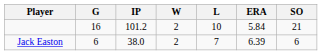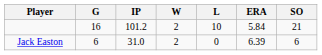(136, 42) 38.0 -> (136, 42) 31.0
(216, 42) 7 -> (216, 42) 0
